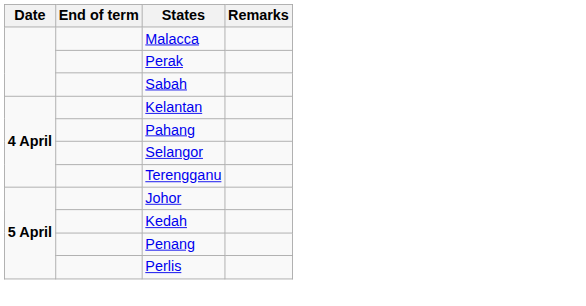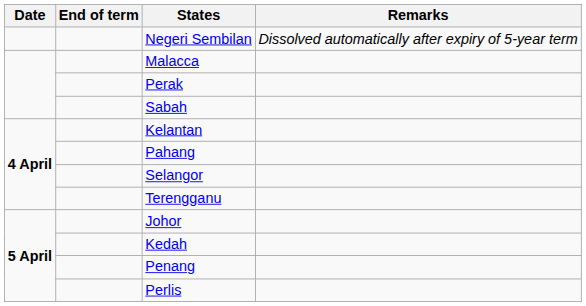+ row: (199, 38)
